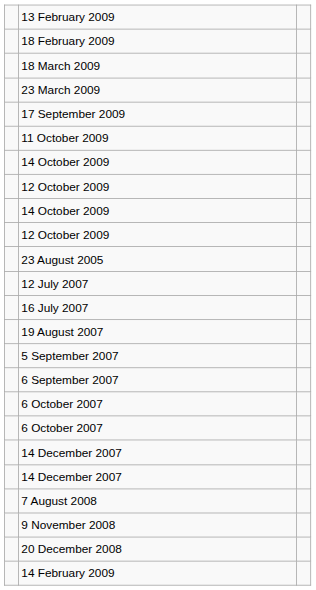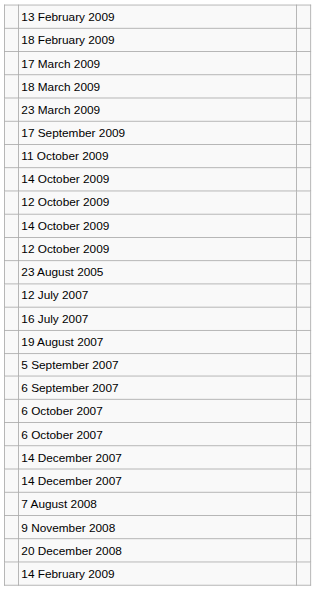+ row: (11, 63)
